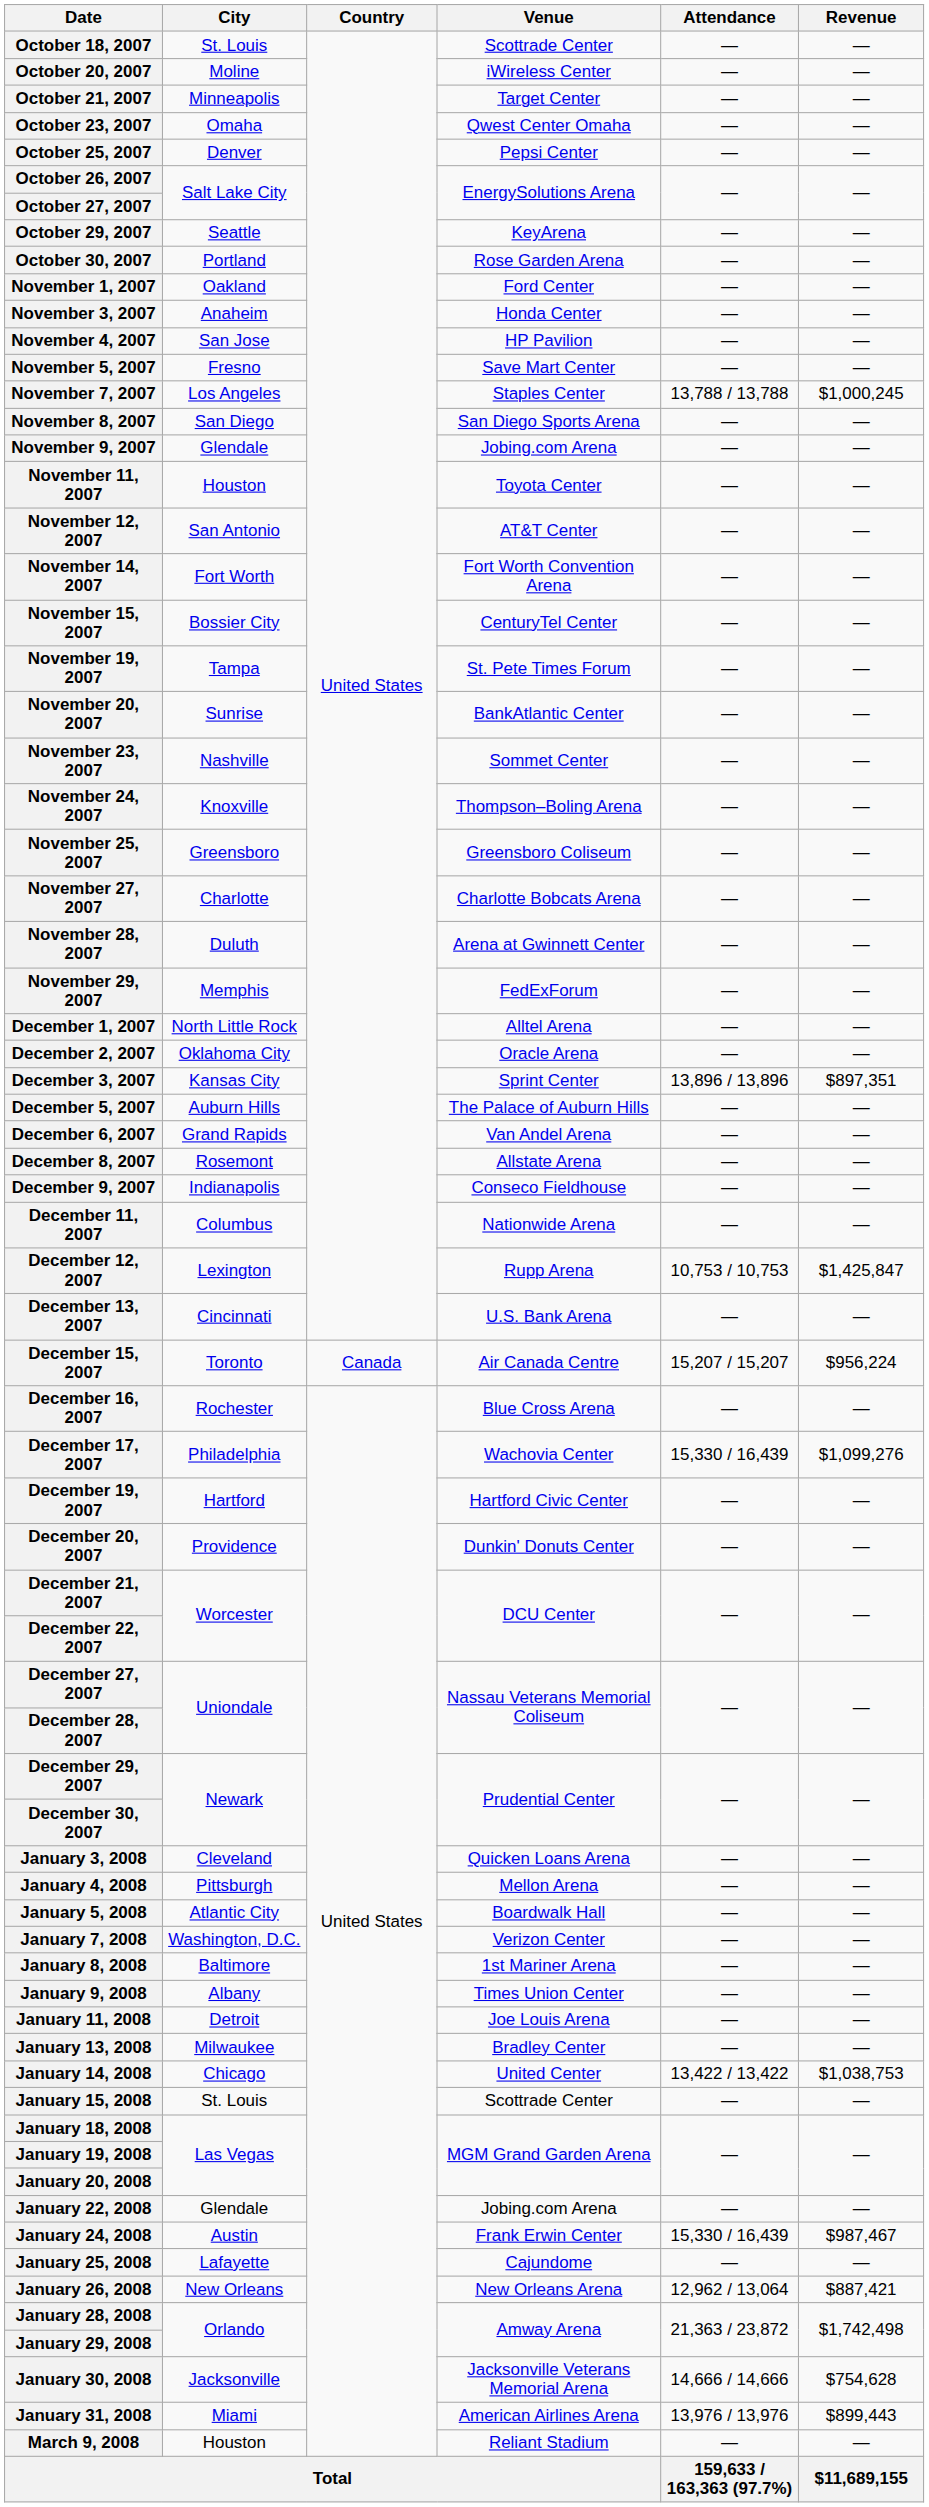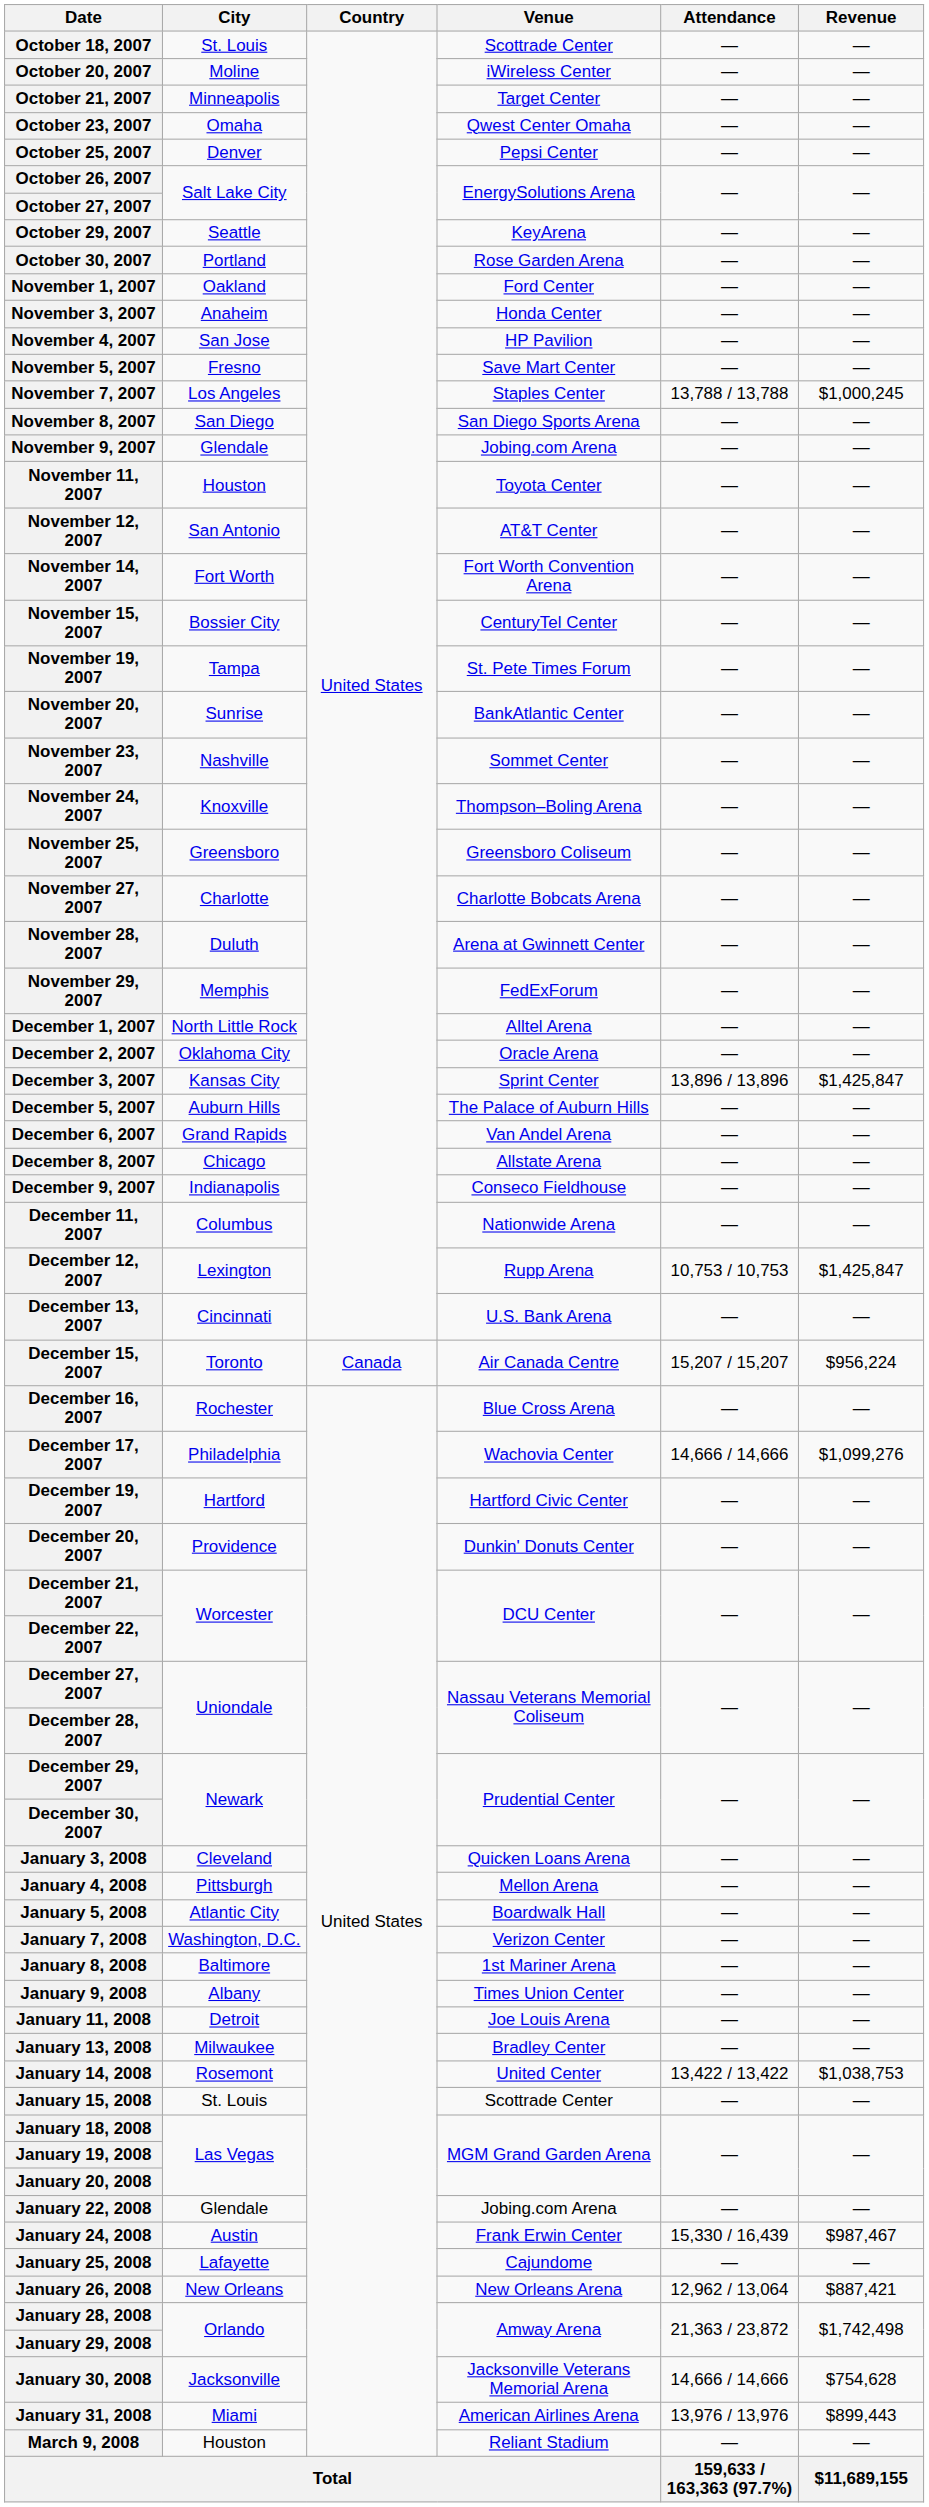(861, 1080) $897,351 -> (861, 1080) $1,425,847
(234, 1161) Rosemont -> (234, 1161) Chicago
(730, 1454) 15,330 / 16,439 -> (730, 1454) 14,666 / 14,666
(234, 2074) Chicago -> (234, 2074) Rosemont
